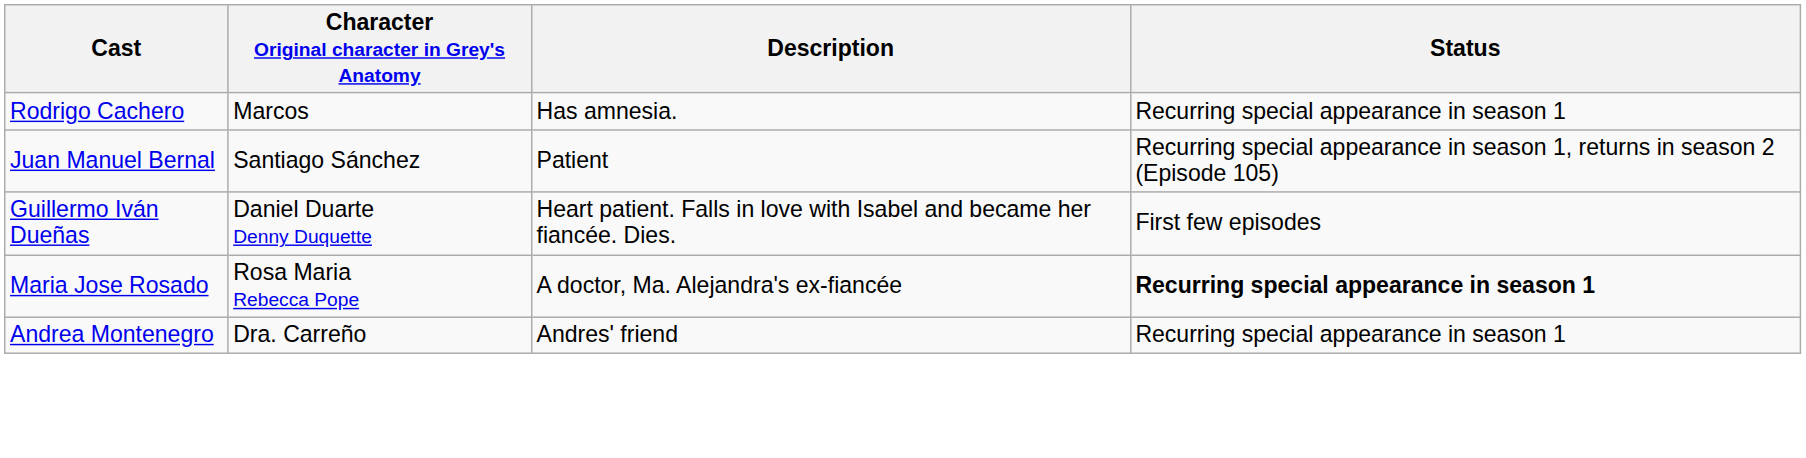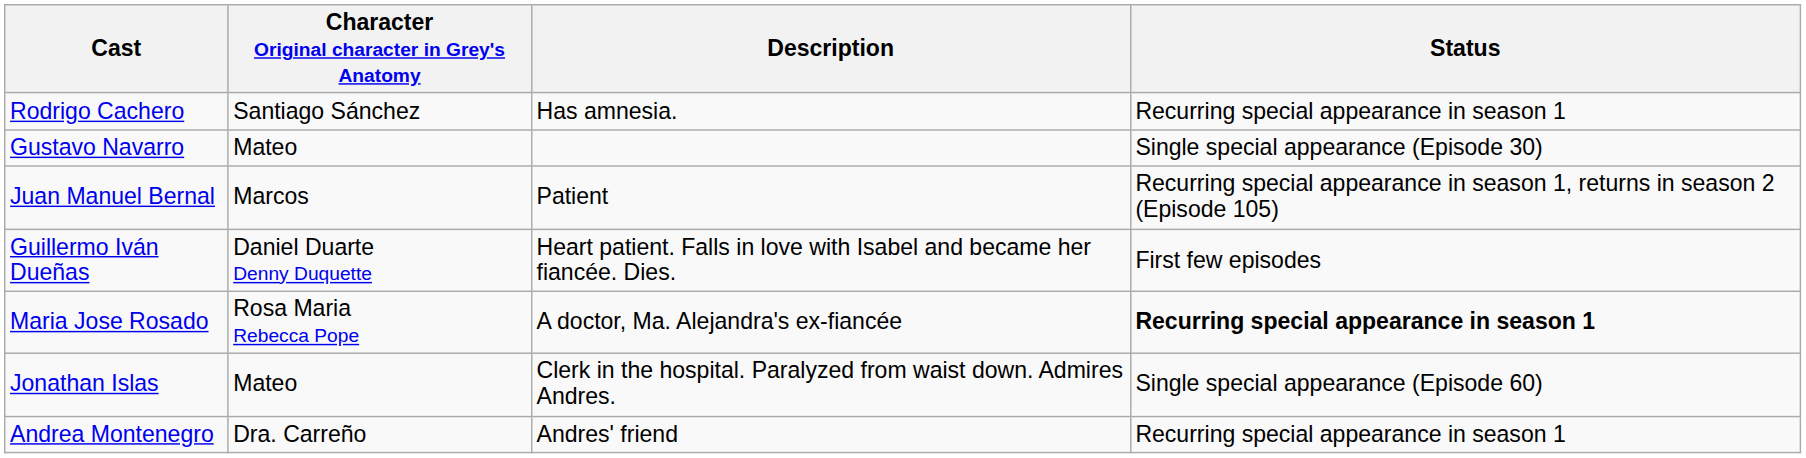(271, 111) Marcos -> (327, 111) Santiago Sánchez
+ row: (97, 147)
(327, 160) Santiago Sánchez -> (271, 197) Marcos
+ row: (84, 384)
